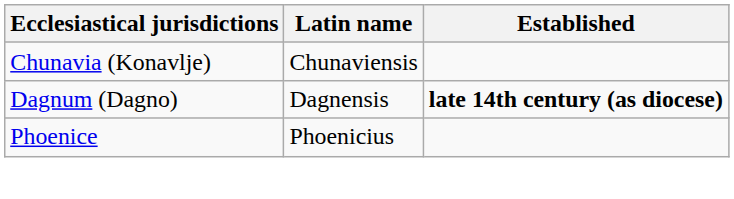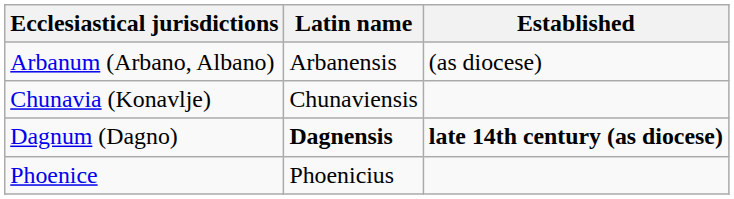+ row: (142, 61)
(339, 99) normal -> (341, 136) bold
